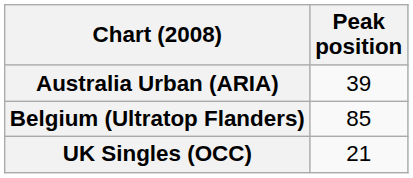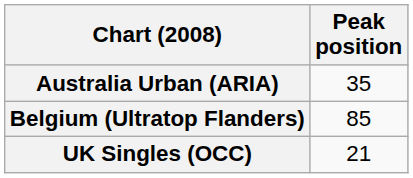(359, 82) 39 -> (359, 82) 35
